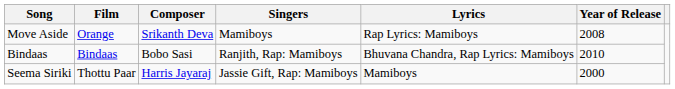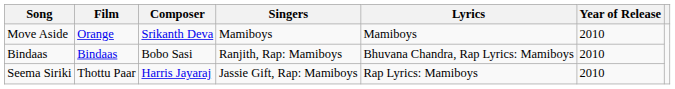(421, 34) Rap Lyrics: Mamiboys -> (390, 34) Mamiboys
(592, 34) 2008 -> (592, 34) 2010
(390, 73) Mamiboys -> (421, 73) Rap Lyrics: Mamiboys
(592, 73) 2000 -> (592, 73) 2010
